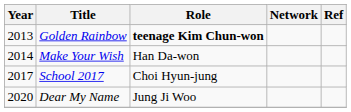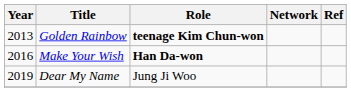(20, 55) 2014 -> (20, 55) 2016
(166, 55) normal -> (168, 55) bold
- row: (72, 76)
(20, 96) 2020 -> (20, 76) 2019
